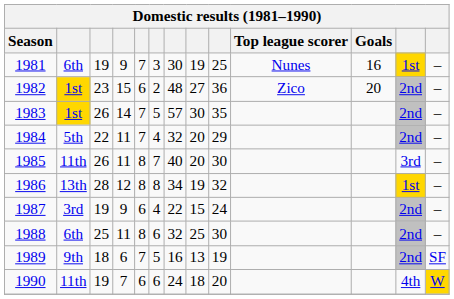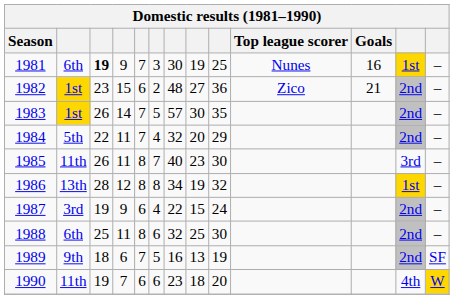(101, 64) normal -> (101, 64) bold
(374, 88) 20 -> (374, 88) 21
(197, 161) 20 -> (197, 161) 23
(175, 281) 24 -> (175, 281) 23
